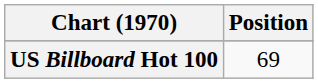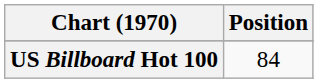(268, 59) 69 -> (268, 59) 84
